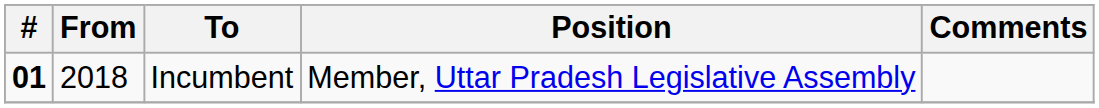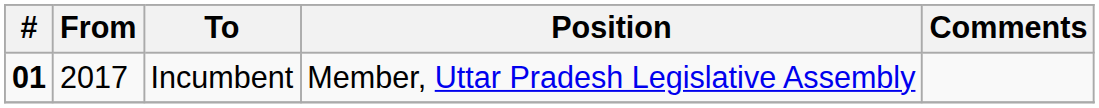(94, 77) 2018 -> (94, 77) 2017
